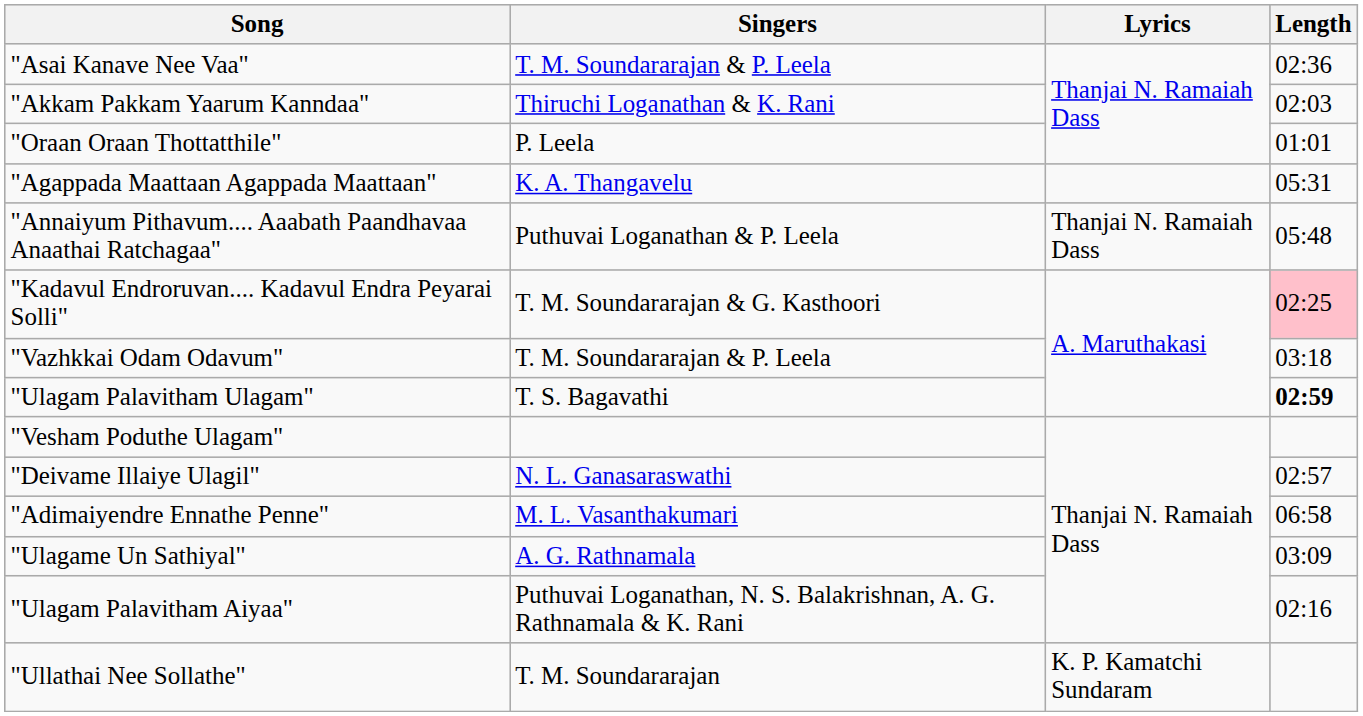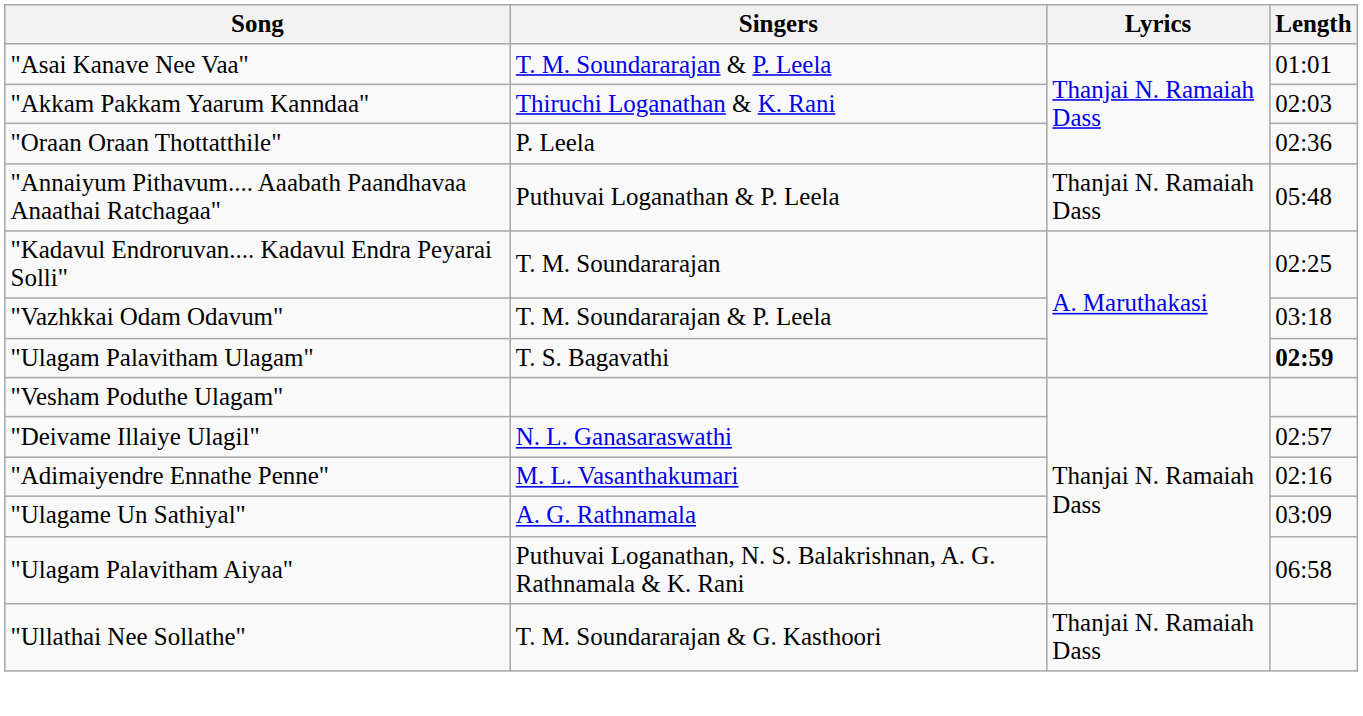(1304, 63) 02:36 -> (1304, 63) 01:01
(1304, 143) 01:01 -> (1304, 143) 02:36
- row: (223, 182)
(698, 303) T. M. Soundararajan & G. Kasthoori -> (618, 264) T. M. Soundararajan
(1304, 303) pink background -> (1304, 264) no background
(1304, 515) 06:58 -> (1304, 476) 02:16
(1304, 609) 02:16 -> (1304, 569) 06:58
(618, 676) T. M. Soundararajan -> (699, 637) T. M. Soundararajan & G. Kasthoori
(1127, 676) K. P. Kamatchi Sundaram -> (1153, 637) Thanjai N. Ramaiah Dass
